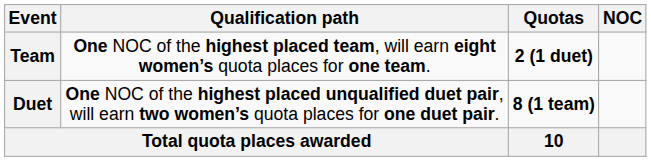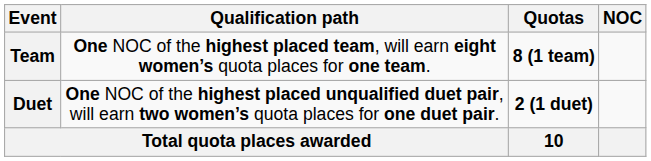(554, 56) 2 (1 duet) -> (554, 56) 8 (1 team)
(554, 103) 8 (1 team) -> (554, 103) 2 (1 duet)
